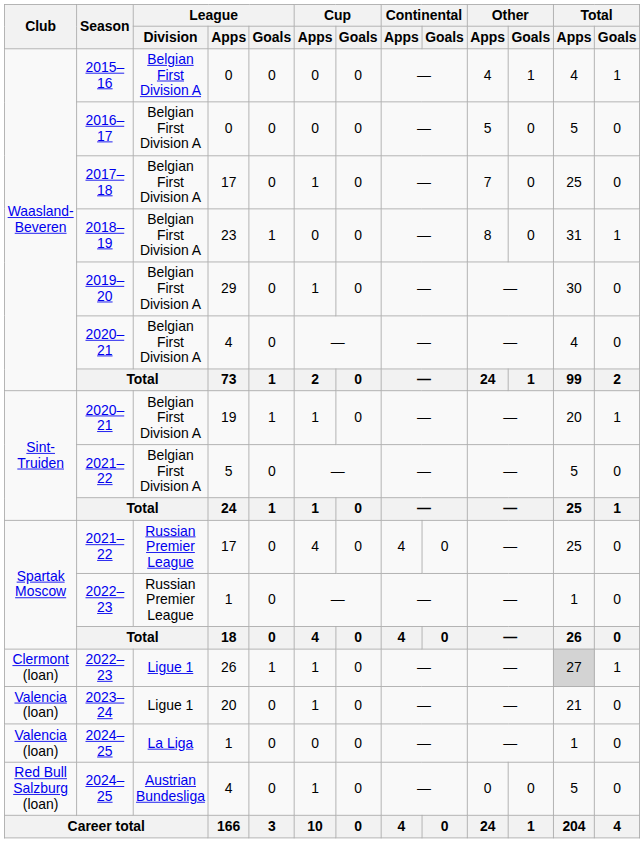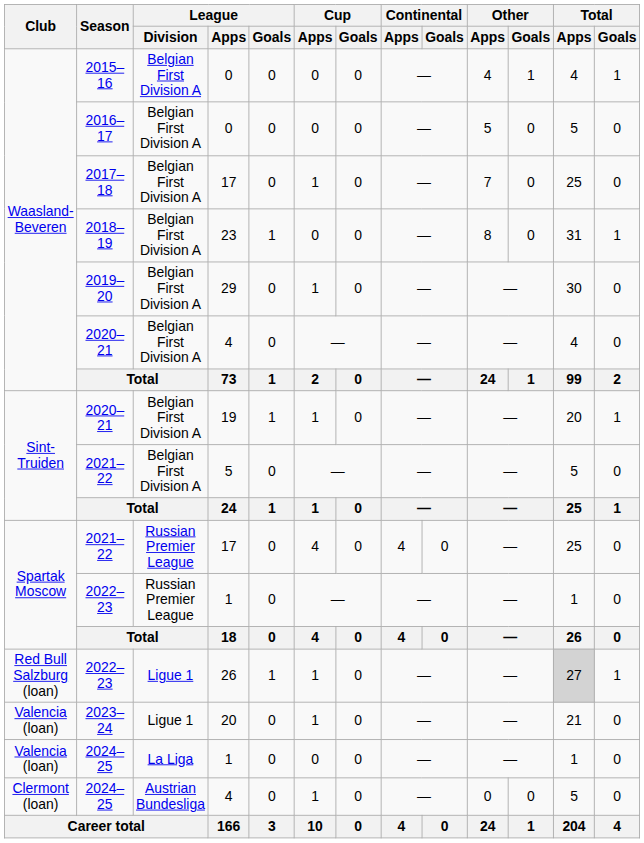(41, 667) Clermont (loan) -> (41, 675) Red Bull Salzburg (loan)
(41, 788) Red Bull Salzburg (loan) -> (41, 796) Clermont (loan)
